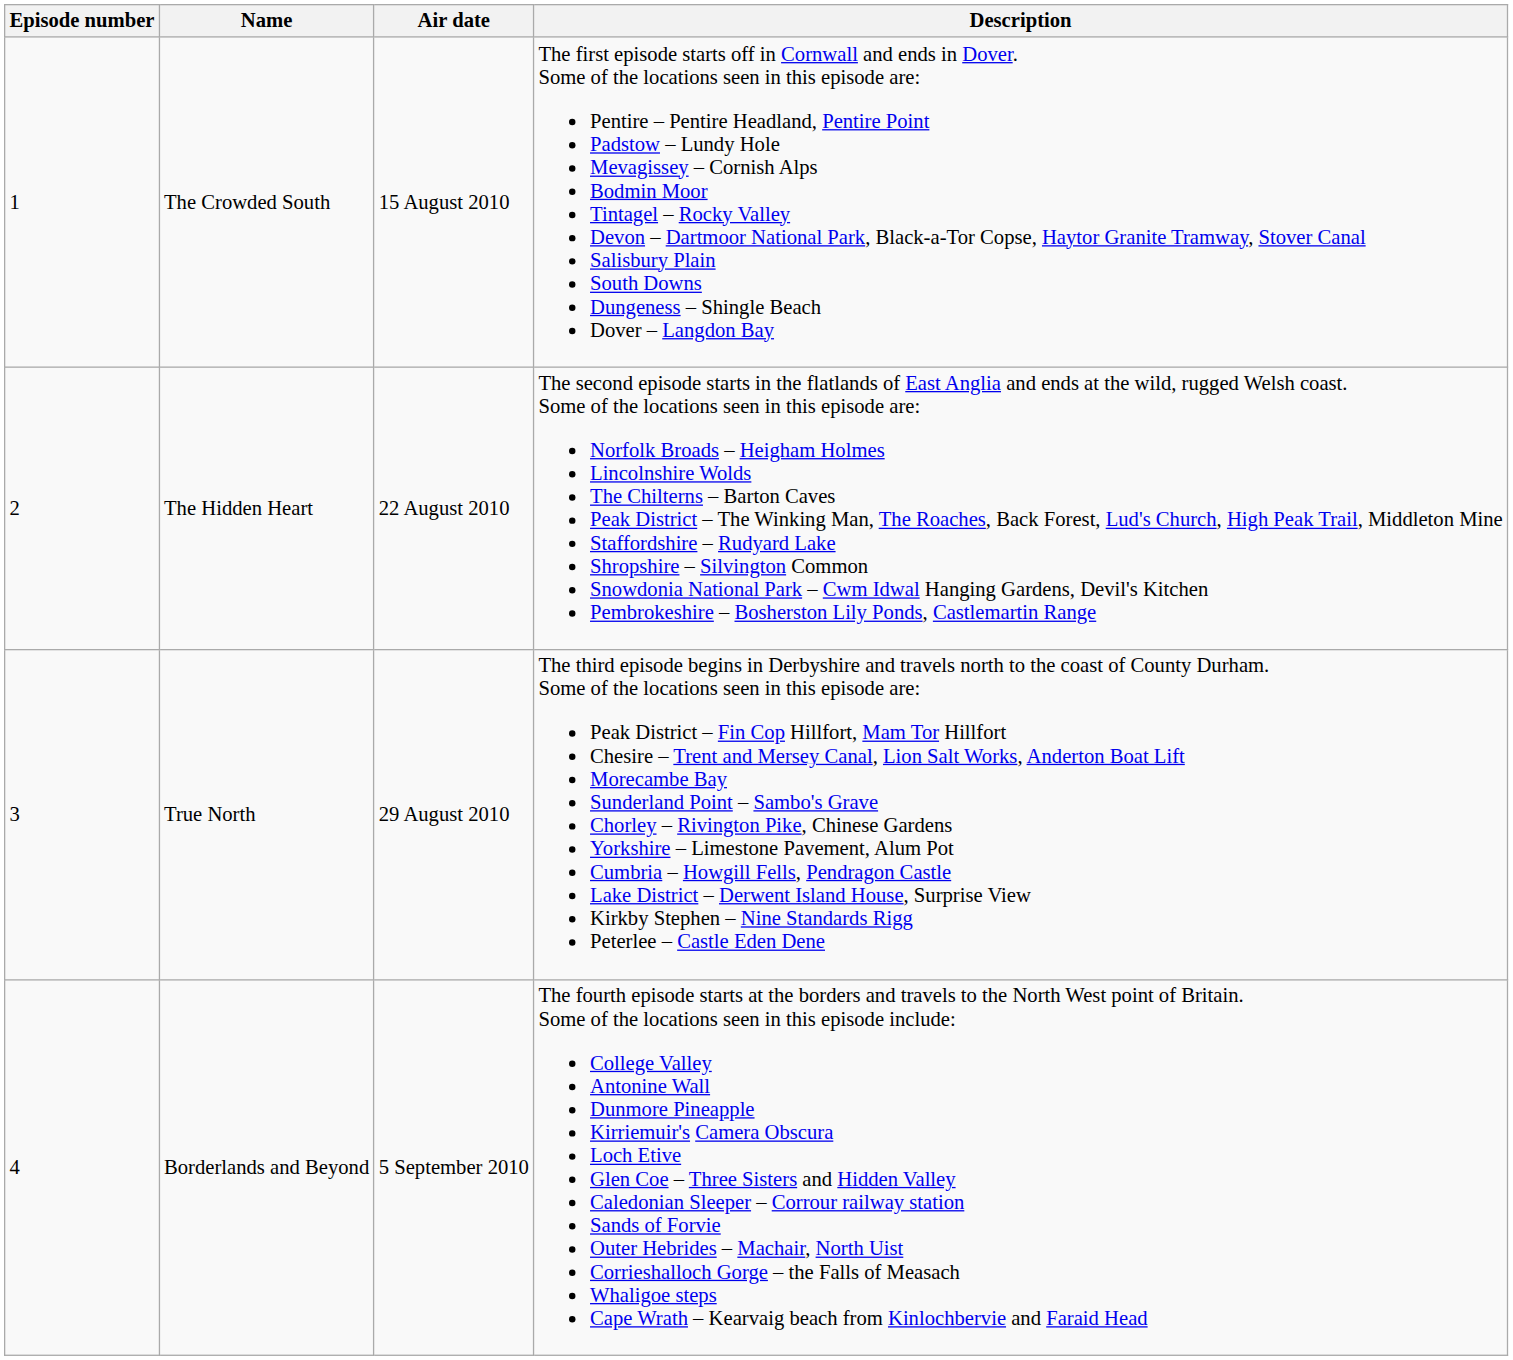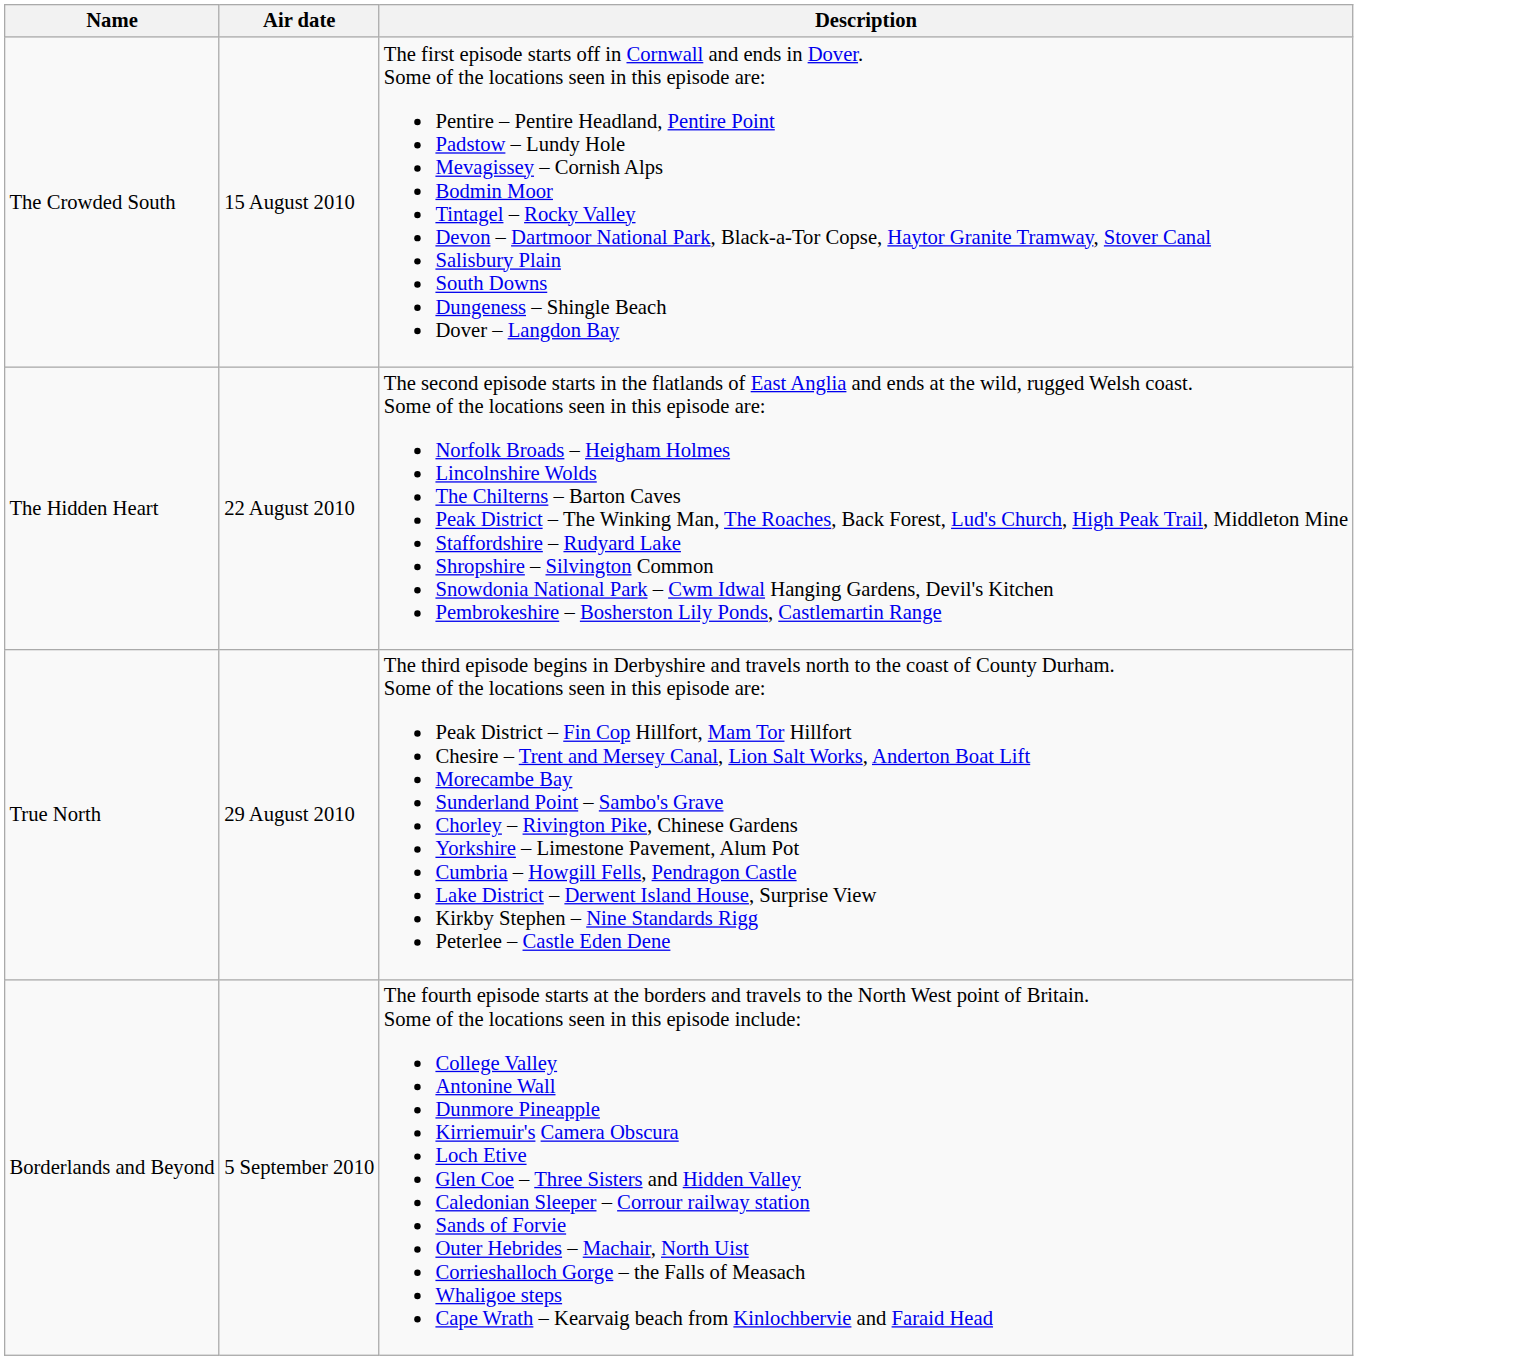- column: (82, 20)
